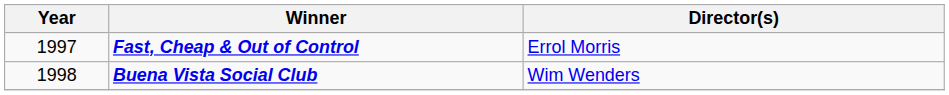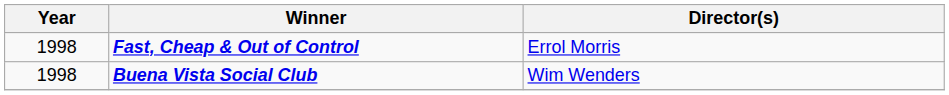(57, 47) 1997 -> (57, 47) 1998
